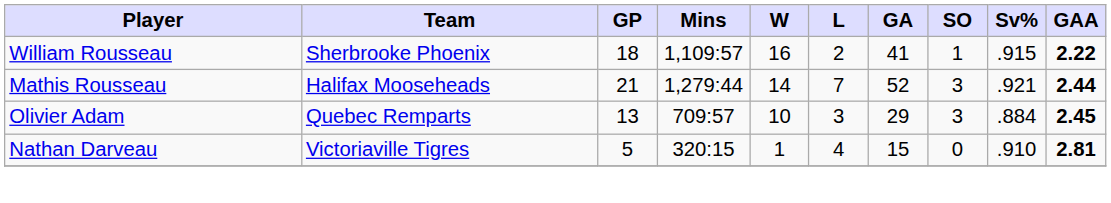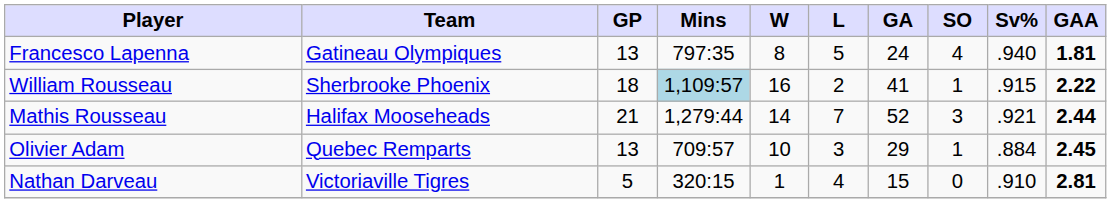+ row: (99, 52)
(703, 52) no background -> (703, 85) lightblue background
(957, 117) 3 -> (957, 149) 1
